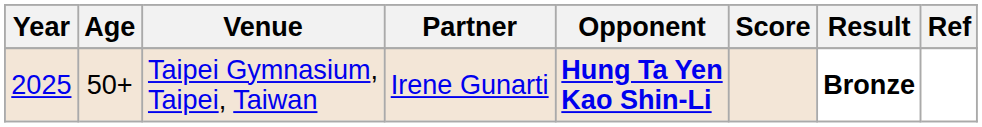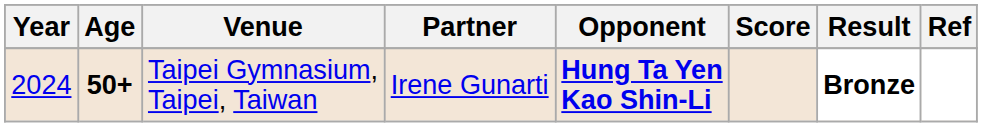(41, 85) 2025 -> (41, 85) 2024
(110, 85) normal -> (110, 85) bold
